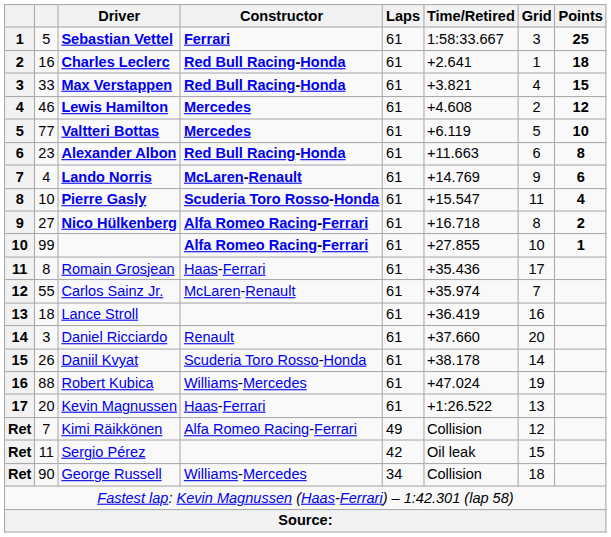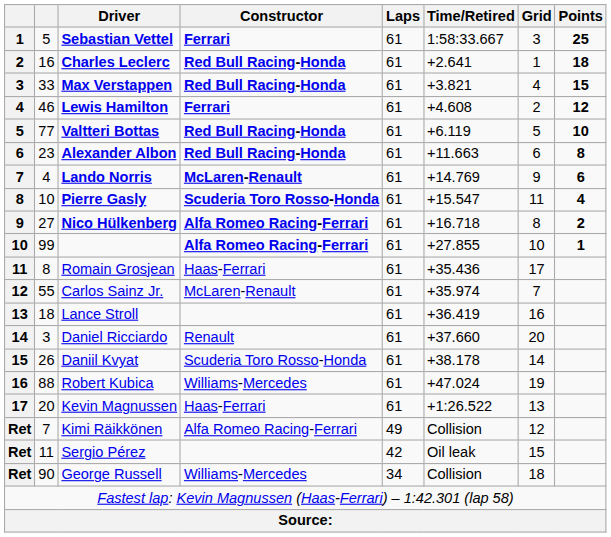(217, 107) Mercedes -> (207, 107) Ferrari
(217, 130) Mercedes -> (265, 130) Red Bull Racing-Honda
